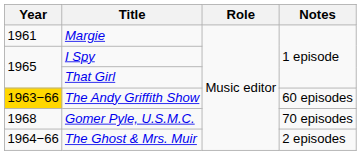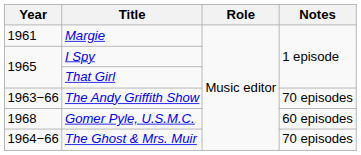(33, 98) gold background -> (33, 98) no background
(318, 98) 60 episodes -> (318, 98) 70 episodes
(318, 118) 70 episodes -> (318, 118) 60 episodes
(314, 139) 2 episodes -> (318, 139) 70 episodes
